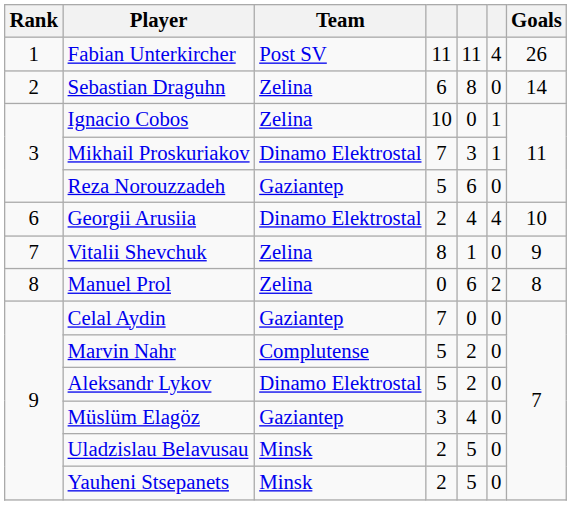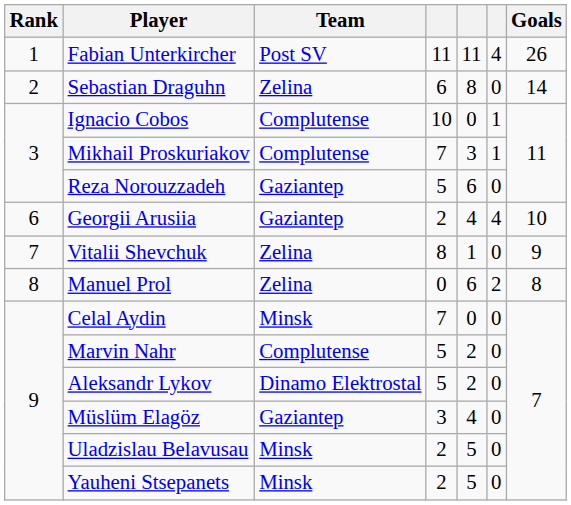(286, 119) Zelina -> (314, 119) Complutense
(340, 152) Dinamo Elektrostal -> (314, 152) Complutense
(340, 218) Dinamo Elektrostal -> (301, 218) Gaziantep
(301, 317) Gaziantep -> (286, 317) Minsk
